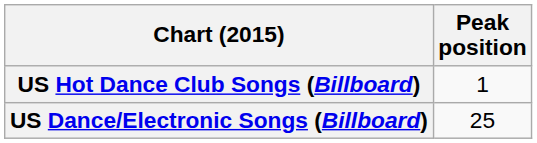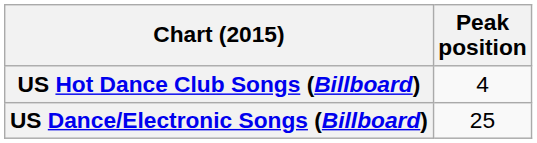(482, 84) 1 -> (482, 84) 4
